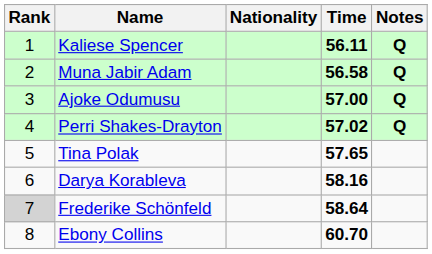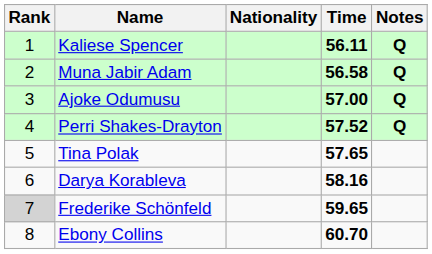(347, 126) 57.02 -> (347, 126) 57.52
(347, 208) 58.64 -> (347, 208) 59.65
